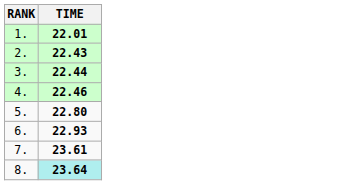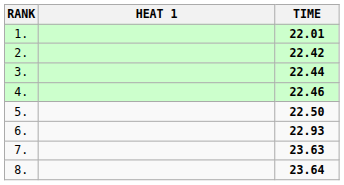+ column: (157, 14)
(70, 53) 22.43 -> (307, 53) 22.42
(70, 111) 22.80 -> (307, 111) 22.50
(70, 150) 23.61 -> (307, 150) 23.63
(70, 170) paleturquoise background -> (307, 170) no background
